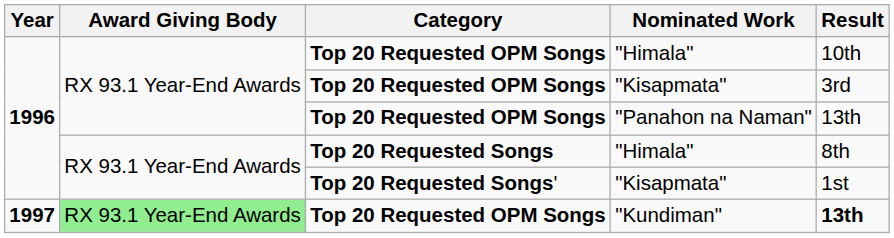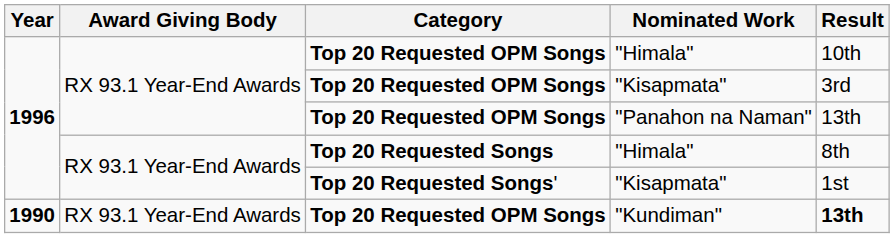(32, 215) 1997 -> (32, 215) 1990
(183, 215) lightgreen background -> (183, 215) no background
